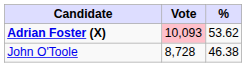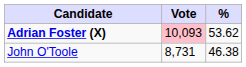(180, 52) 8,728 -> (180, 52) 8,731
